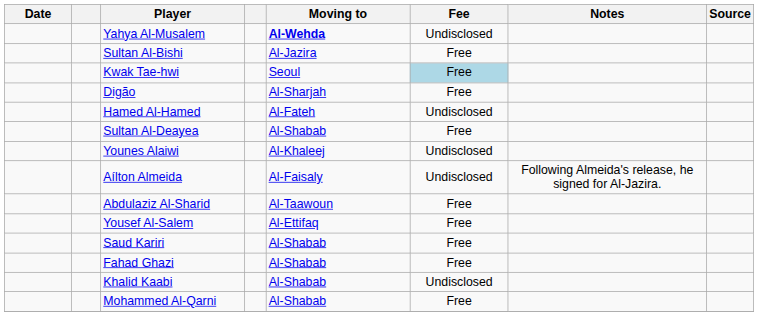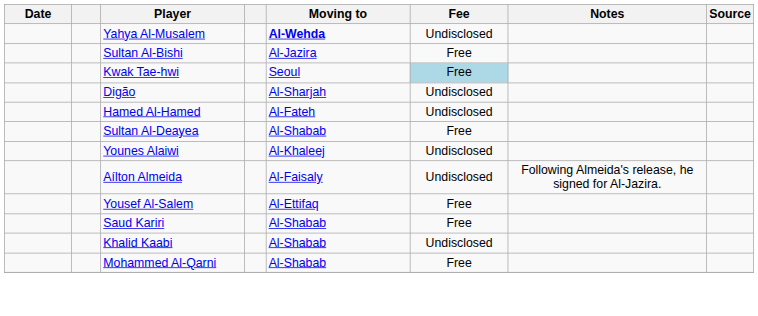(459, 92) Free -> (459, 92) Undisclosed
- row: (157, 203)
- row: (139, 262)
